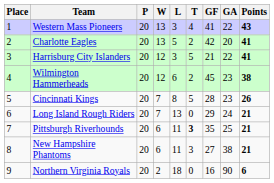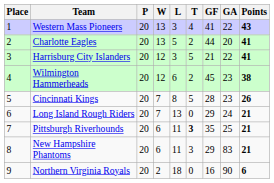(210, 42) 42 -> (210, 42) 44
(210, 150) 27 -> (210, 150) 29
(227, 150) 38 -> (227, 150) 83
